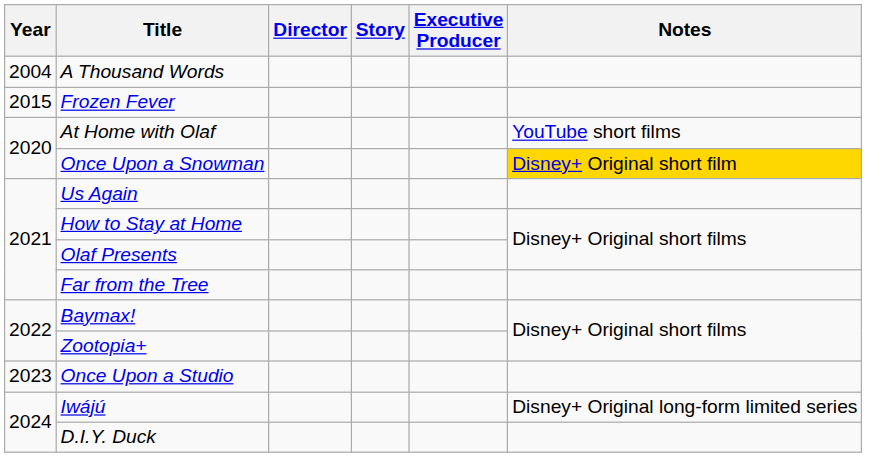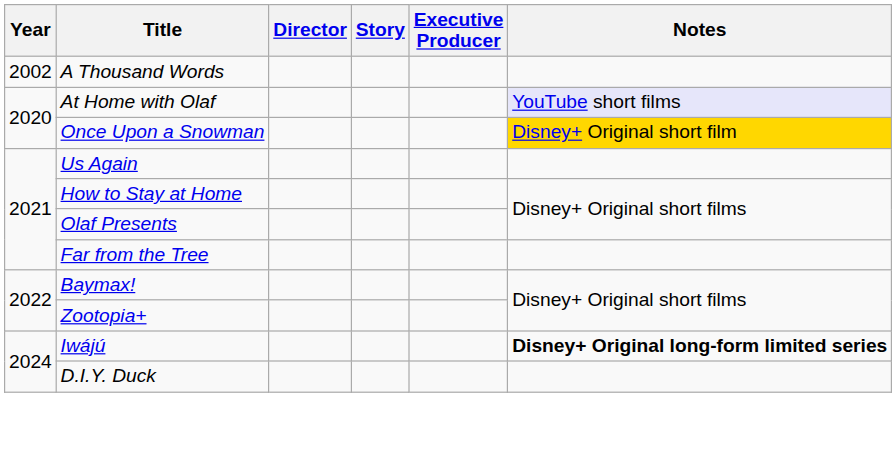(30, 71) 2004 -> (30, 71) 2002
- row: (118, 102)
(596, 132) no background -> (596, 102) lavender background
- row: (147, 376)
(685, 406) normal -> (700, 345) bold
